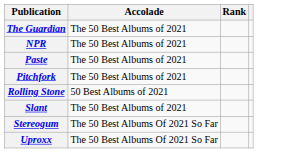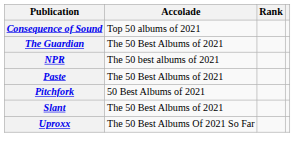+ row: (55, 28)
(128, 44) The 50 Best Albums of 2021 -> (163, 60) The 50 best albums of 2021
(128, 76) The 50 Best Albums of 2021 -> (156, 92) 50 Best Albums of 2021
- row: (36, 92)
- row: (36, 124)
